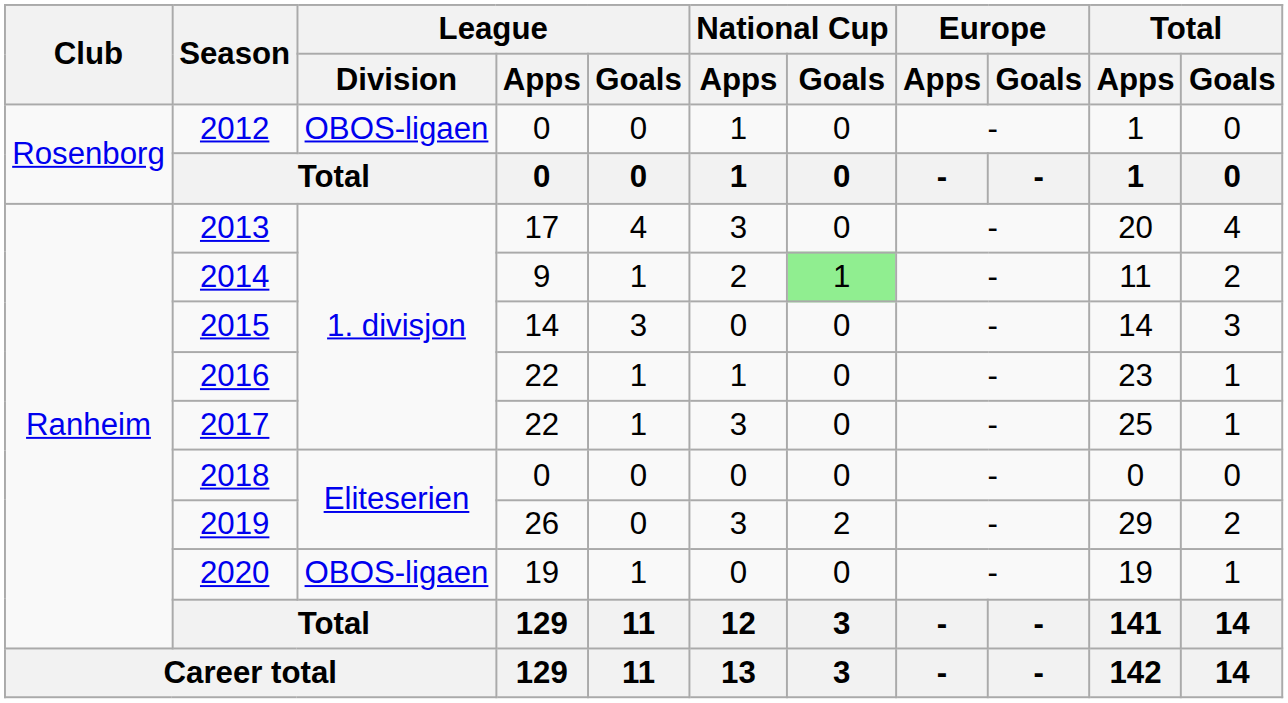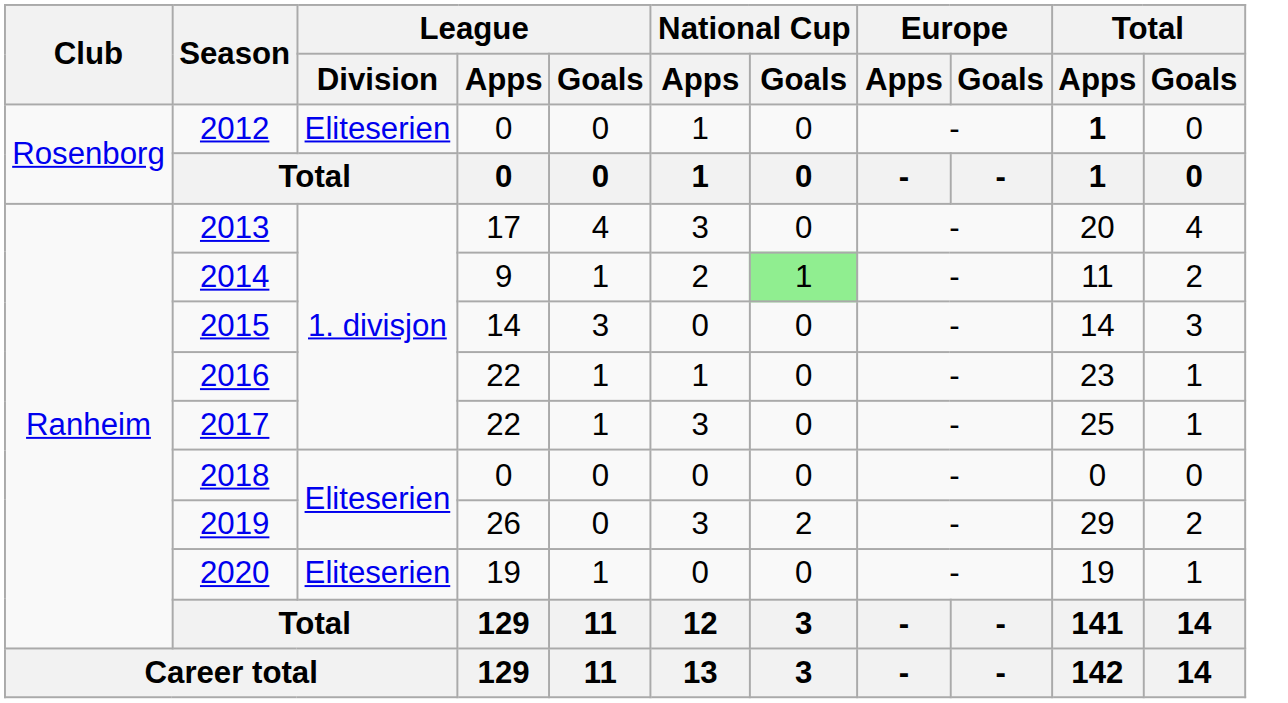(396, 128) OBOS-ligaen -> (377, 128) Eliteserien
(1136, 128) normal -> (1097, 128) bold
(396, 573) OBOS-ligaen -> (377, 573) Eliteserien
